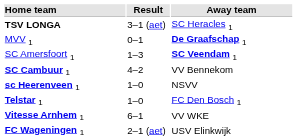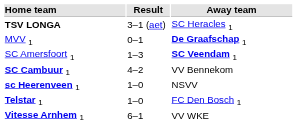- row: (44, 131)
